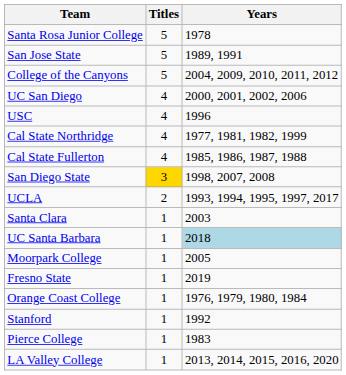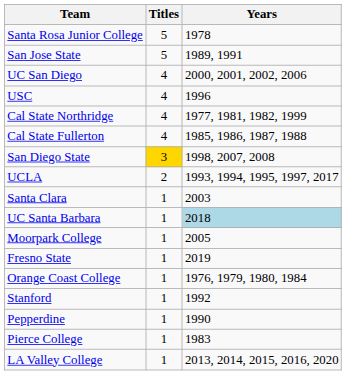- row: (68, 75)
+ row: (36, 319)
